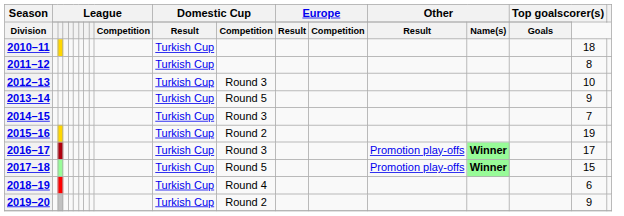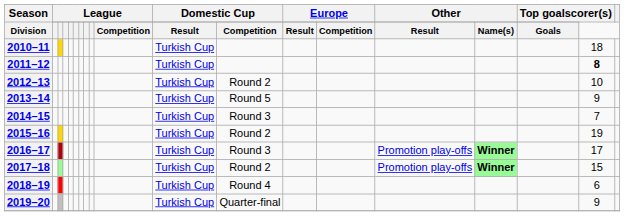(589, 64) normal -> (597, 64) bold
(246, 82) Round 3 -> (250, 82) Round 2
(246, 168) Round 5 -> (250, 168) Round 2
(246, 202) Round 2 -> (250, 202) Quarter-final
